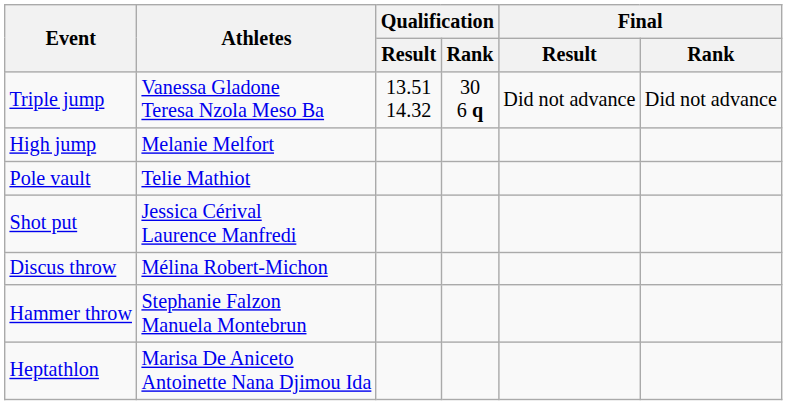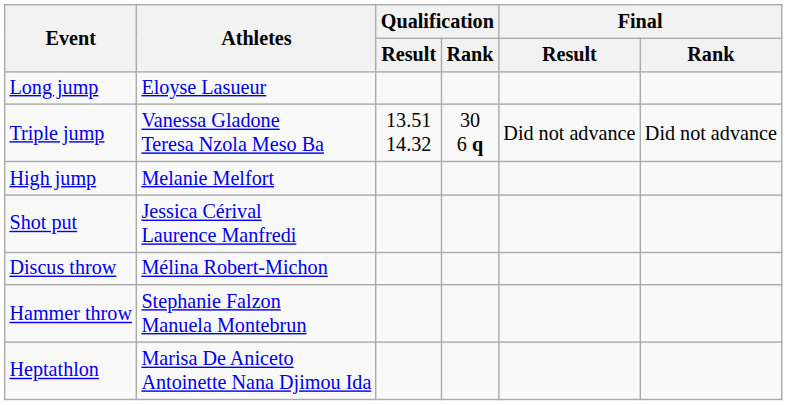+ row: (54, 88)
- row: (50, 178)
